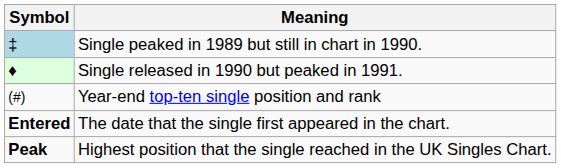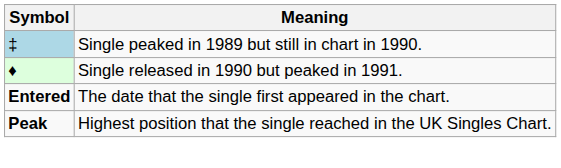- row: (229, 96)
